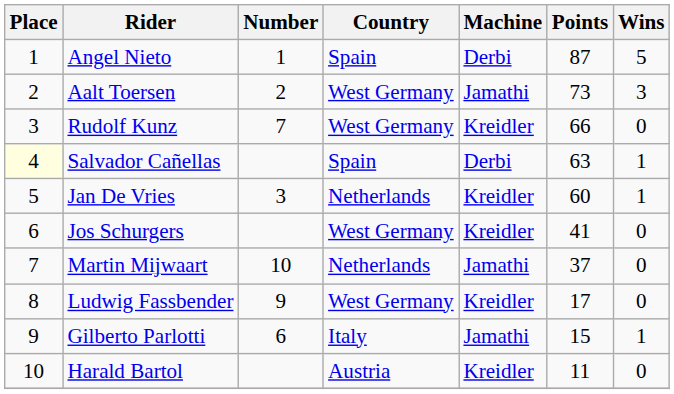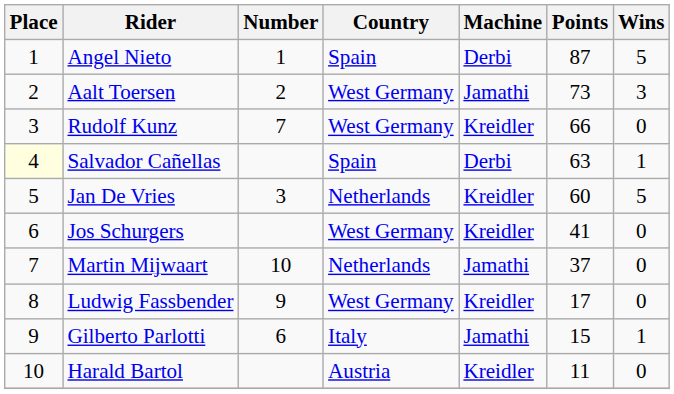(641, 196) 1 -> (641, 196) 5
